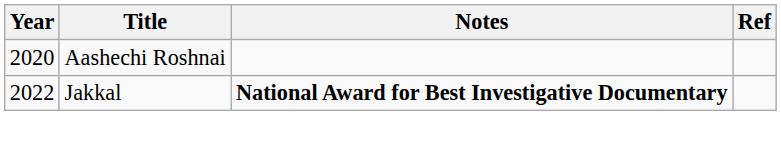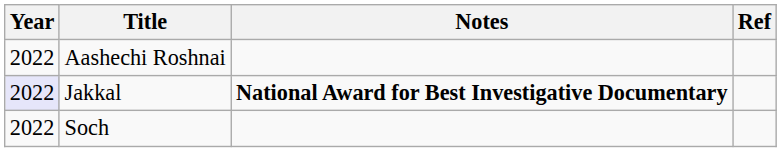(32, 57) 2020 -> (32, 57) 2022
(32, 92) no background -> (32, 92) lavender background
+ row: (87, 127)
